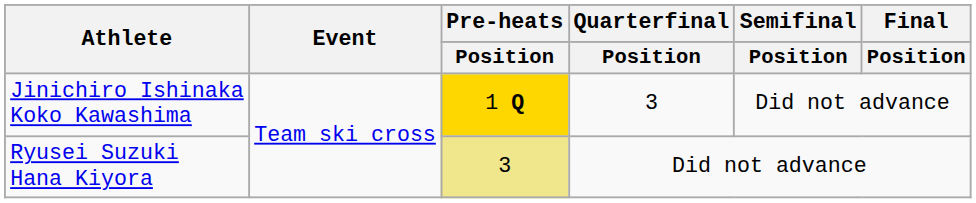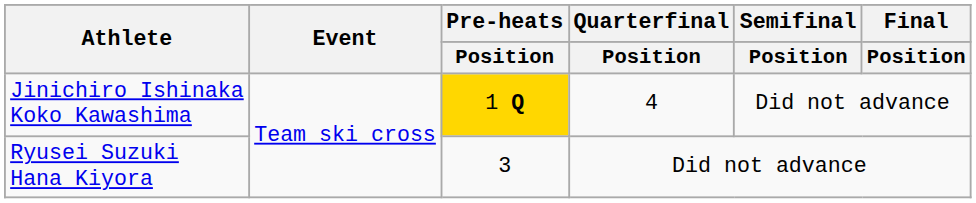(651, 104) 3 -> (651, 104) 4
(505, 167) khaki background -> (505, 167) no background
